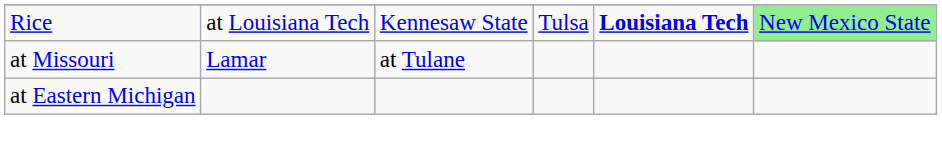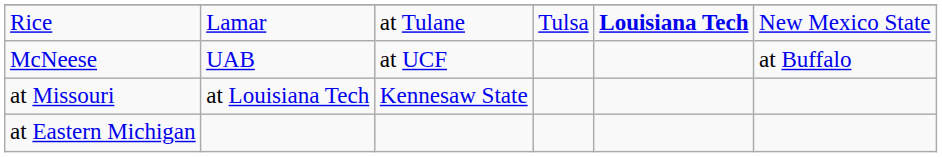(288, 22) at Louisiana Tech -> (236, 22) Lamar
(454, 22) Kennesaw State -> (422, 22) at Tulane
(845, 22) lightgreen background -> (845, 22) no background
+ row: (54, 59)
(236, 59) Lamar -> (288, 95) at Louisiana Tech
(422, 59) at Tulane -> (454, 95) Kennesaw State
